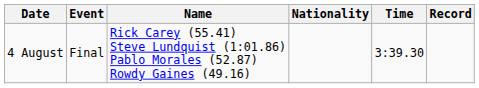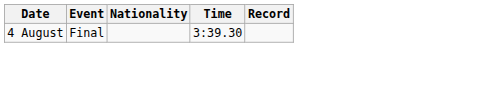- column: (198, 14)
